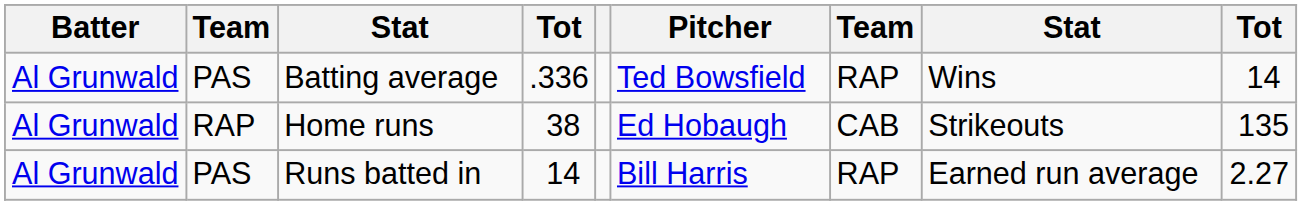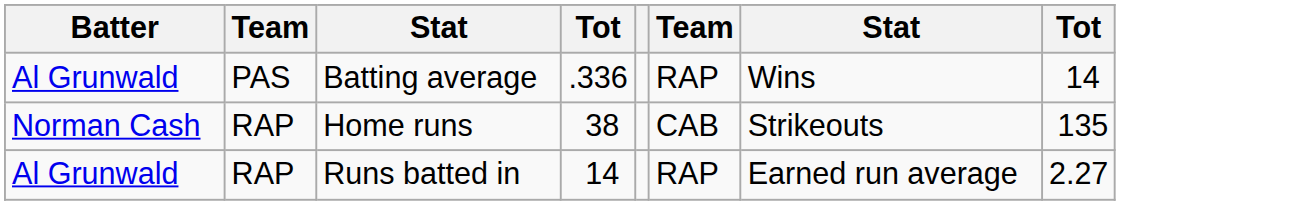- column: (720, 28)
(95, 125) Al Grunwald -> (115, 125) Norman Cash
(222, 174) PAS -> (263, 174) RAP
